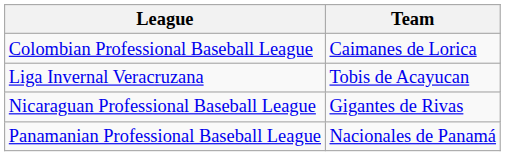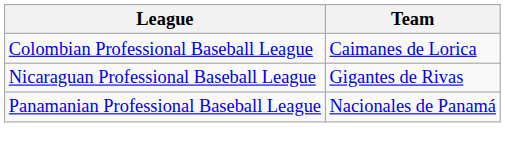- row: (106, 77)
